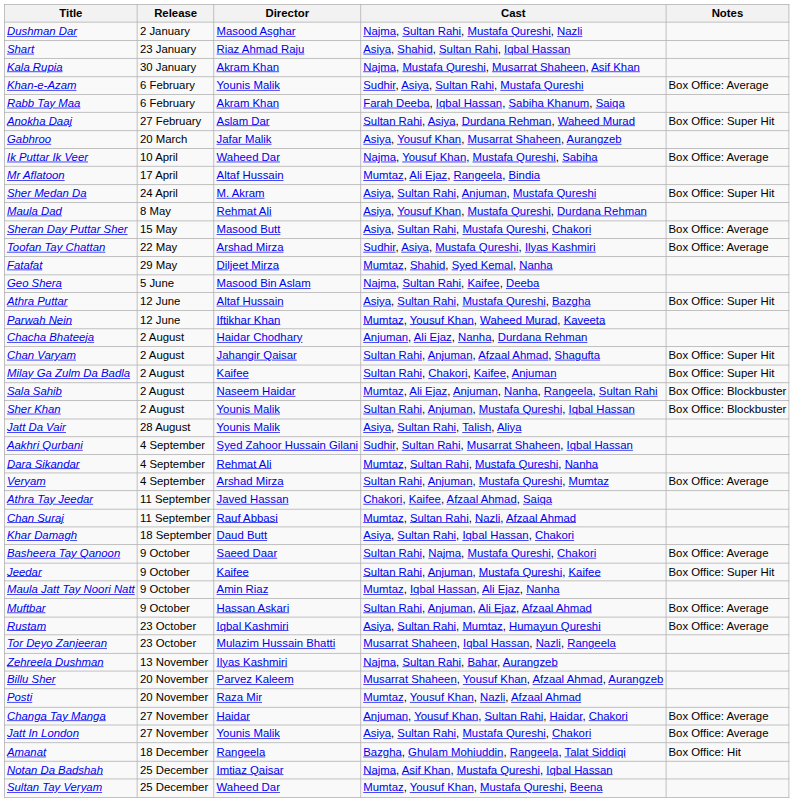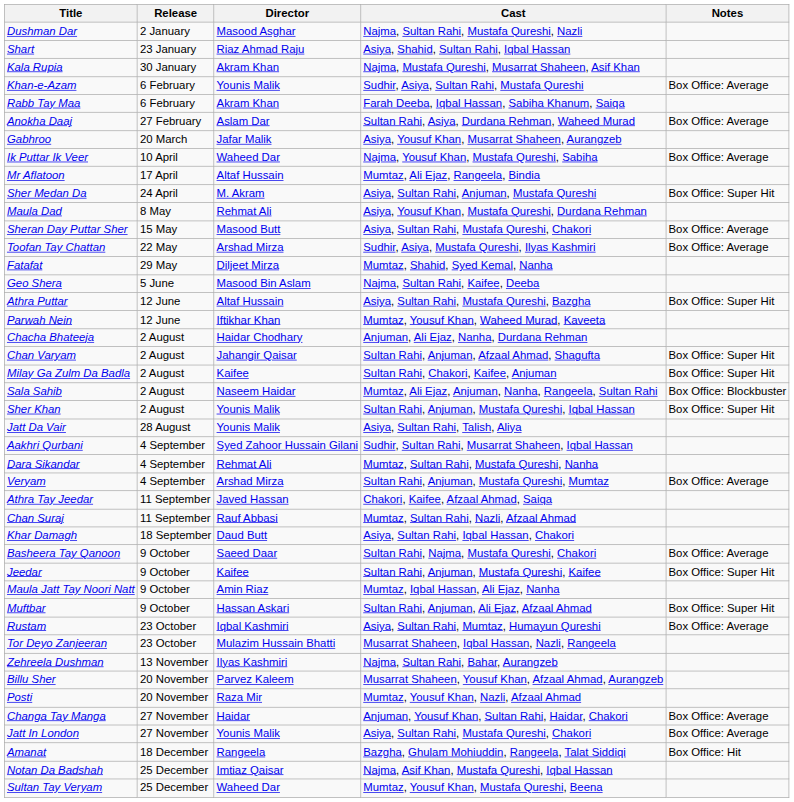(721, 121) Box Office: Super Hit -> (718, 121) Box Office: Average
(727, 409) Box Office: Blockbuster -> (721, 409) Box Office: Super Hit
(718, 608) Box Office: Average -> (721, 608) Box Office: Super Hit
